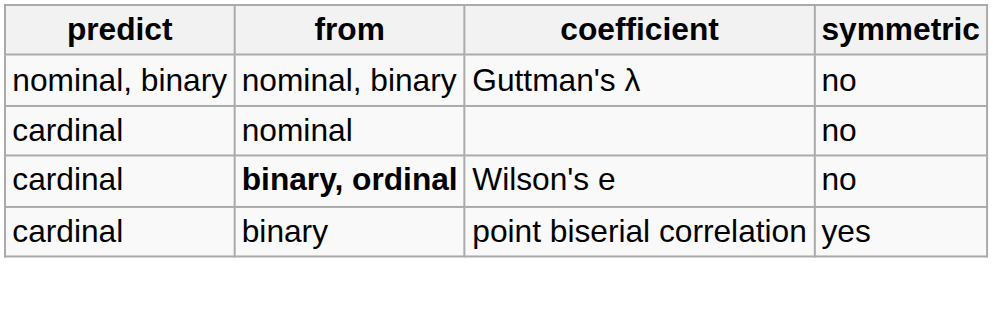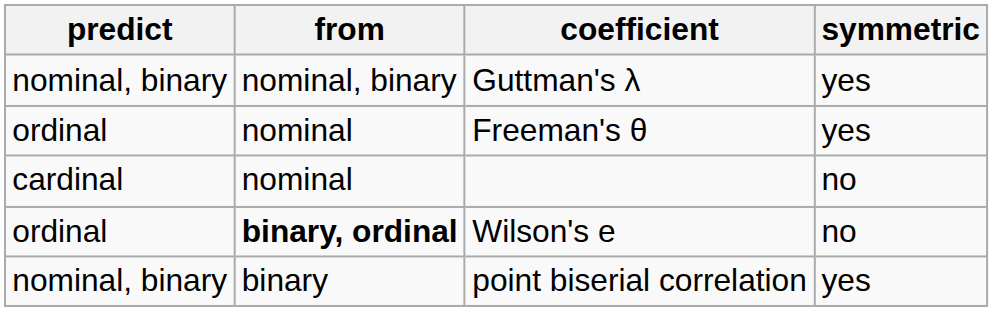(839, 79) no -> (846, 79) yes
+ row: (560, 130)
(68, 180) cardinal -> (60, 230) ordinal
(68, 230) cardinal -> (120, 280) nominal, binary
